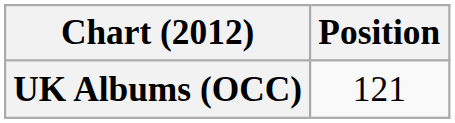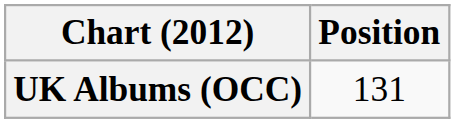(379, 88) 121 -> (379, 88) 131
